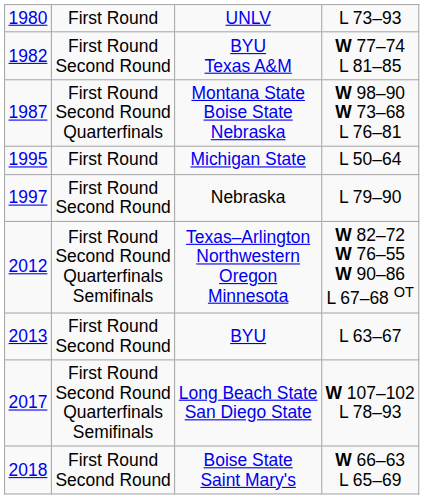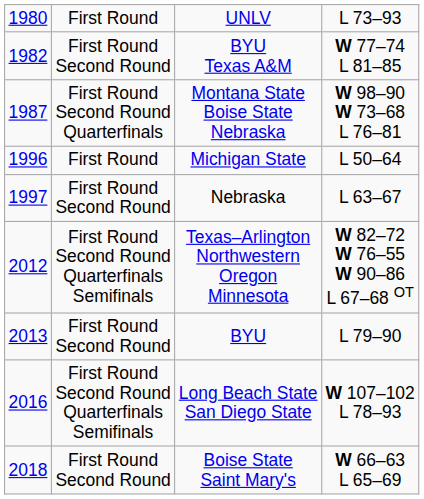(28, 160) 1995 -> (28, 160) 1996
(370, 197) L 79–90 -> (370, 197) L 63–67
(370, 336) L 63–67 -> (370, 336) L 79–90
(28, 403) 2017 -> (28, 403) 2016
